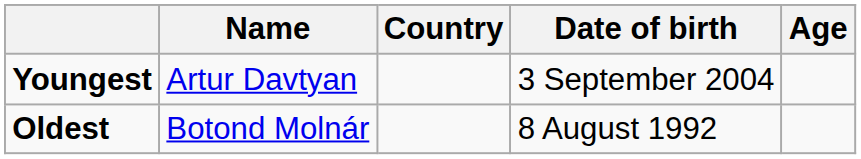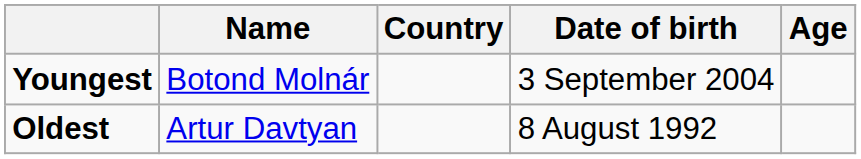(262, 78) Artur Davtyan -> (268, 78) Botond Molnár
(268, 128) Botond Molnár -> (262, 128) Artur Davtyan
